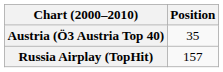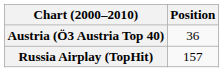(193, 35) 35 -> (193, 35) 36
